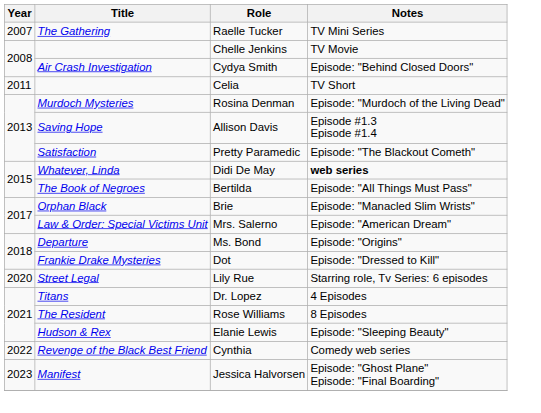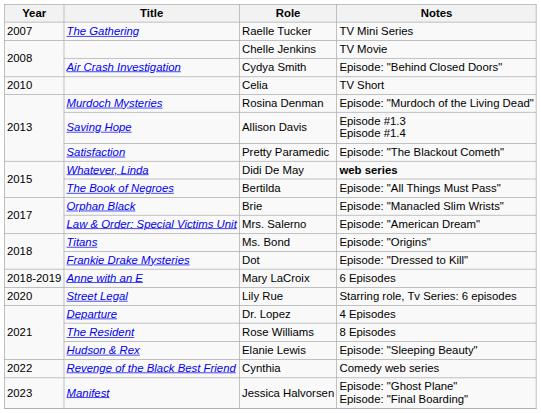(19, 85) 2011 -> (20, 85) 2010
(63, 242) Departure -> (82, 242) Titans
+ row: (276, 278)
(53, 296) Titans -> (92, 314) Departure
